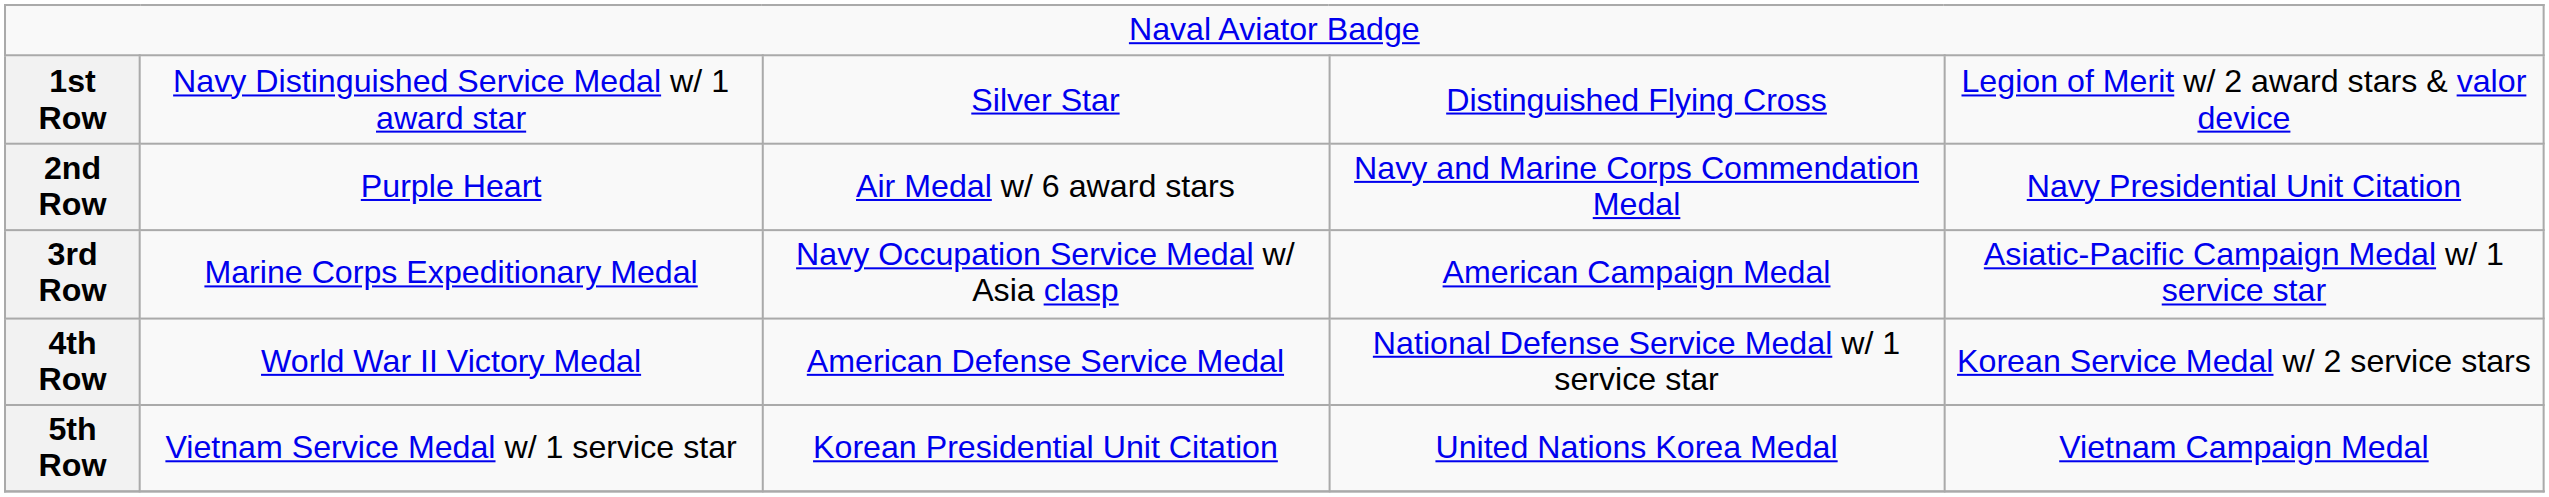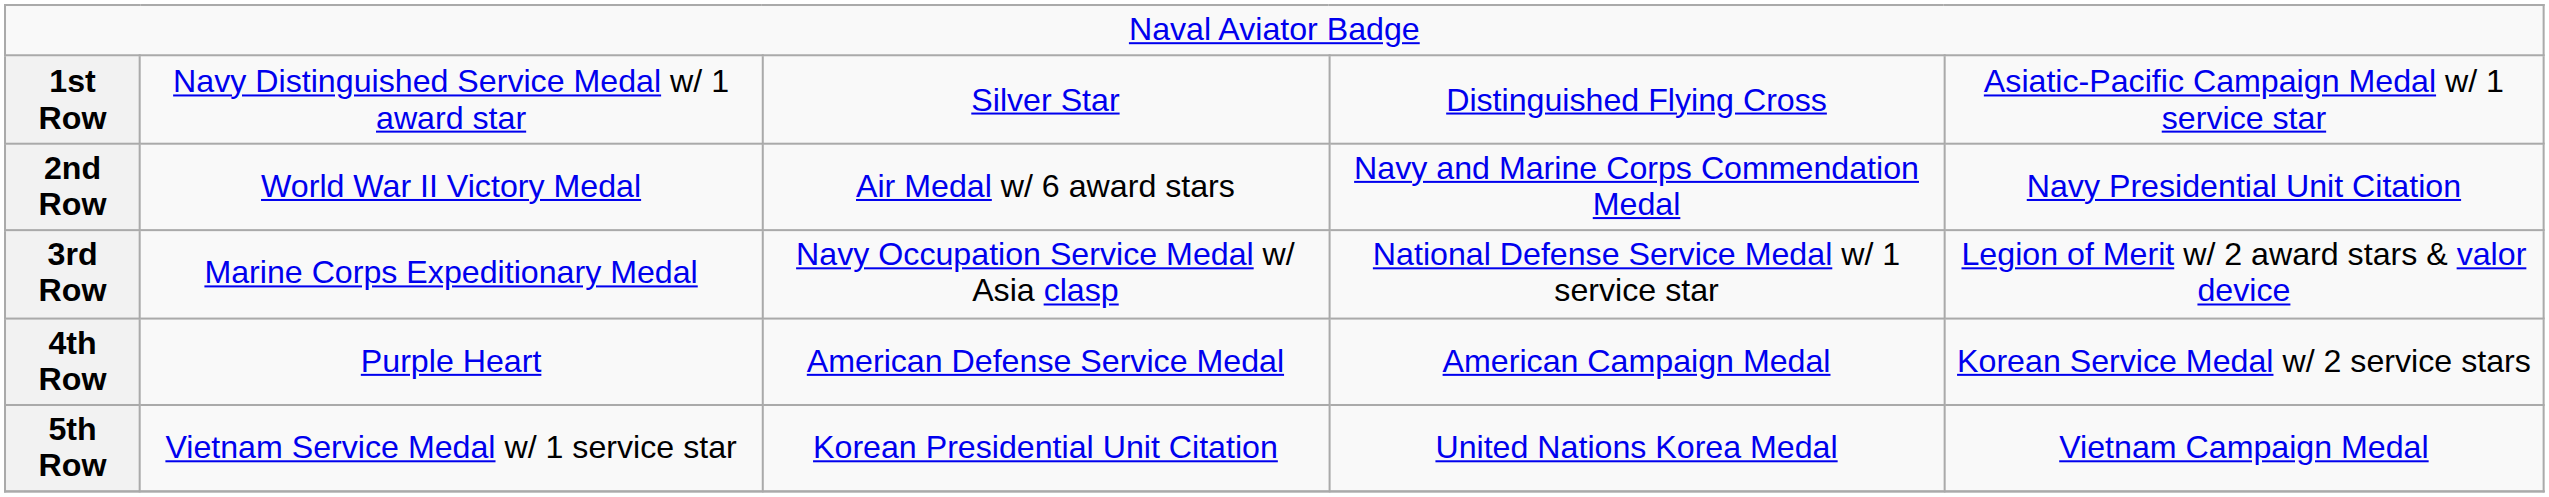(2244, 99) Legion of Merit w/ 2 award stars & valor device -> (2244, 99) Asiatic-Pacific Campaign Medal w/ 1 service star
(451, 186) Purple Heart -> (451, 186) World War II Victory Medal
(1637, 273) American Campaign Medal -> (1637, 273) National Defense Service Medal w/ 1 service star
(2244, 273) Asiatic-Pacific Campaign Medal w/ 1 service star -> (2244, 273) Legion of Merit w/ 2 award stars & valor device
(451, 360) World War II Victory Medal -> (451, 360) Purple Heart
(1637, 360) National Defense Service Medal w/ 1 service star -> (1637, 360) American Campaign Medal
